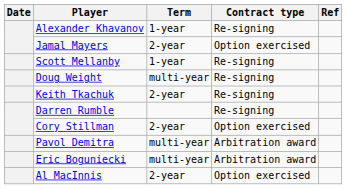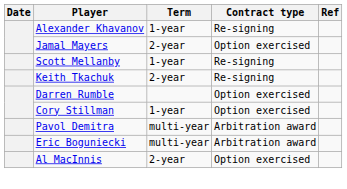- row: (69, 78)
(244, 110) Re-signing -> (262, 94) Option exercised
(167, 127) 2-year -> (167, 110) 1-year
